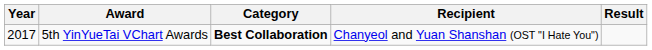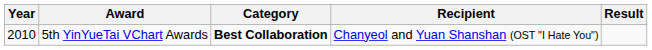(22, 34) 2017 -> (22, 34) 2010
